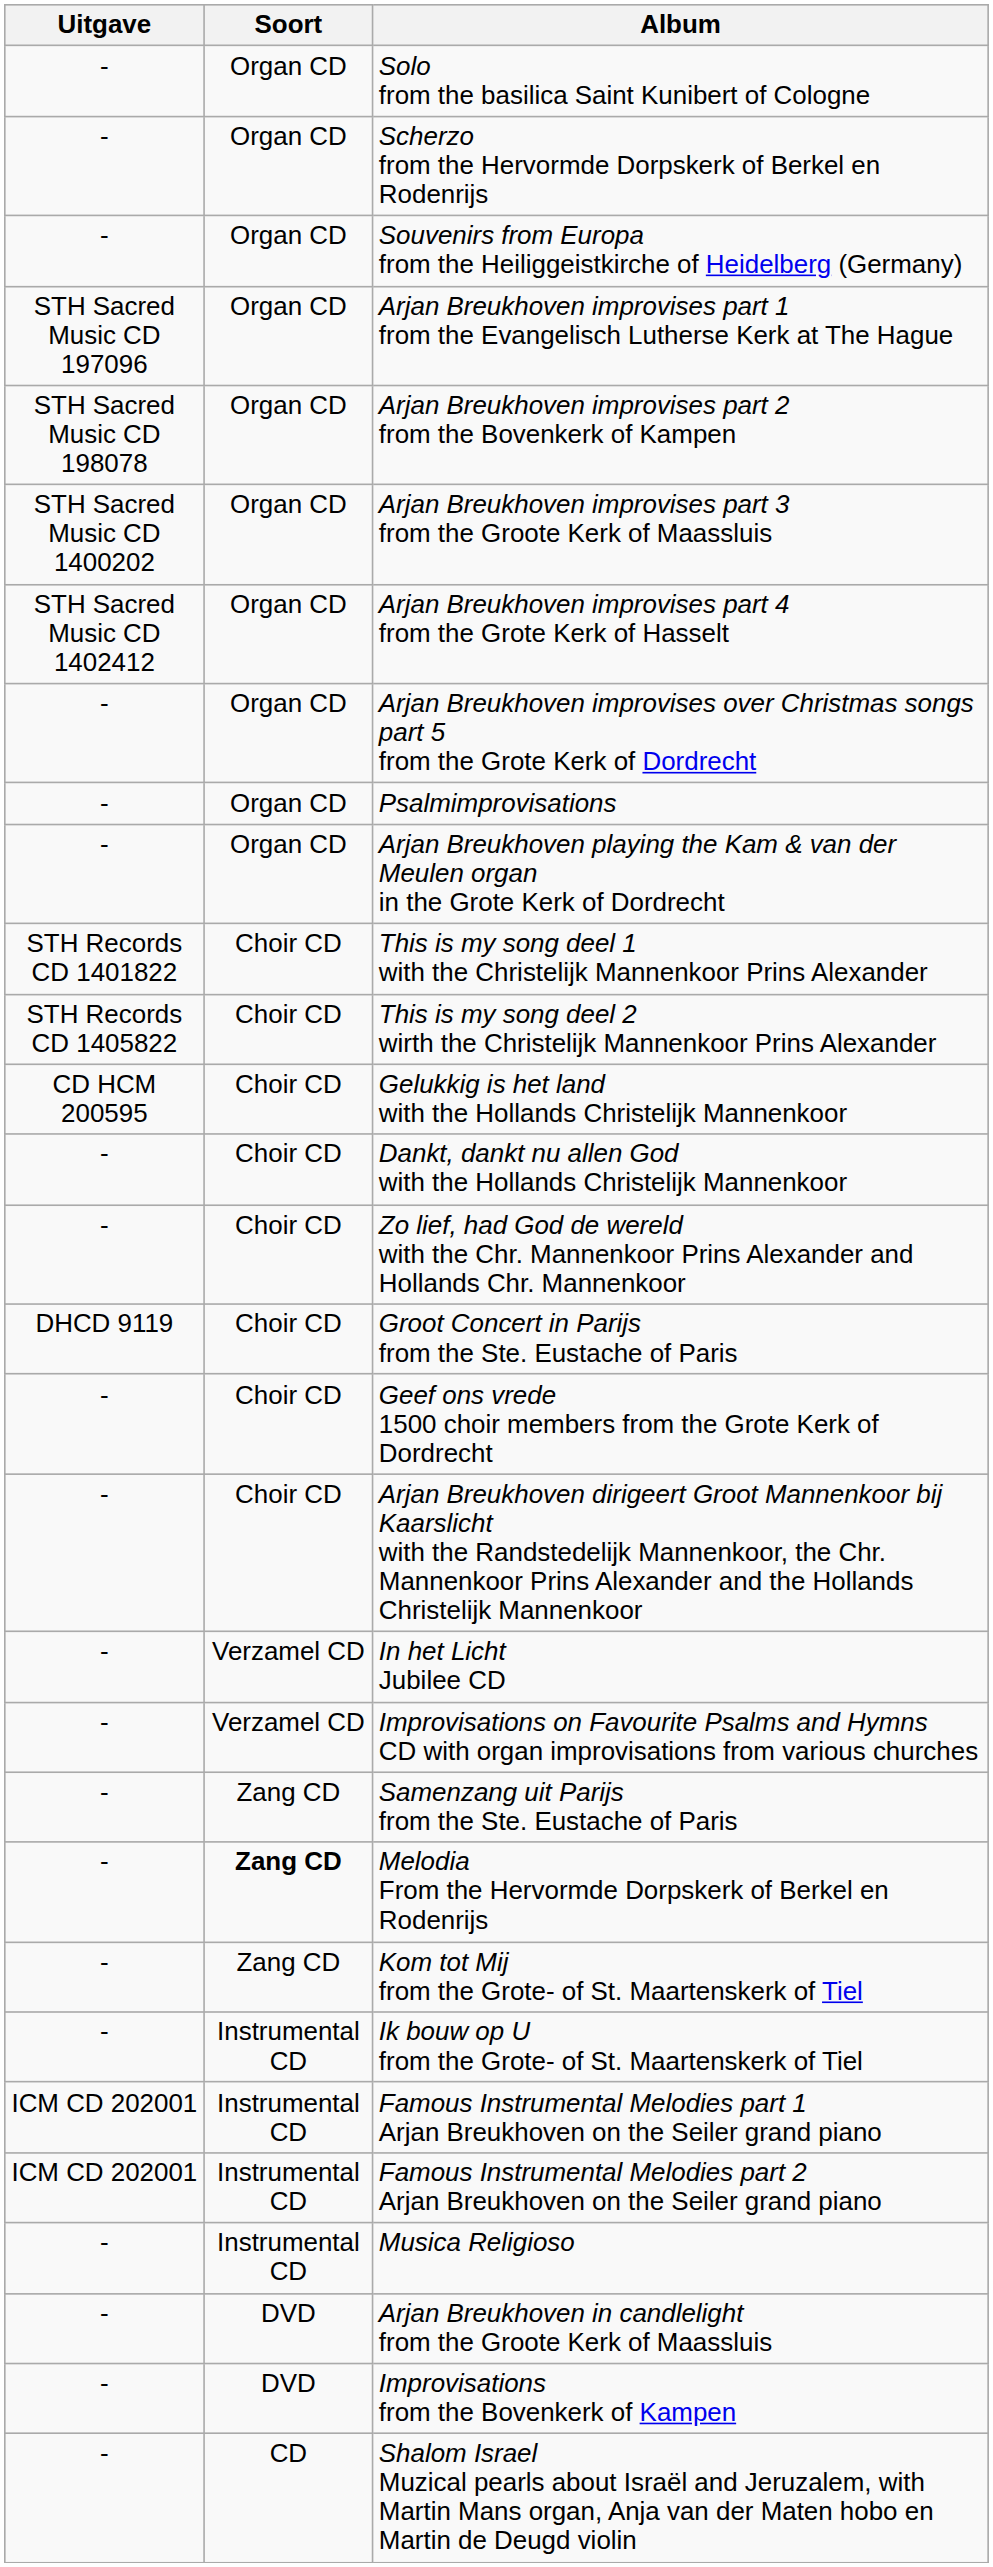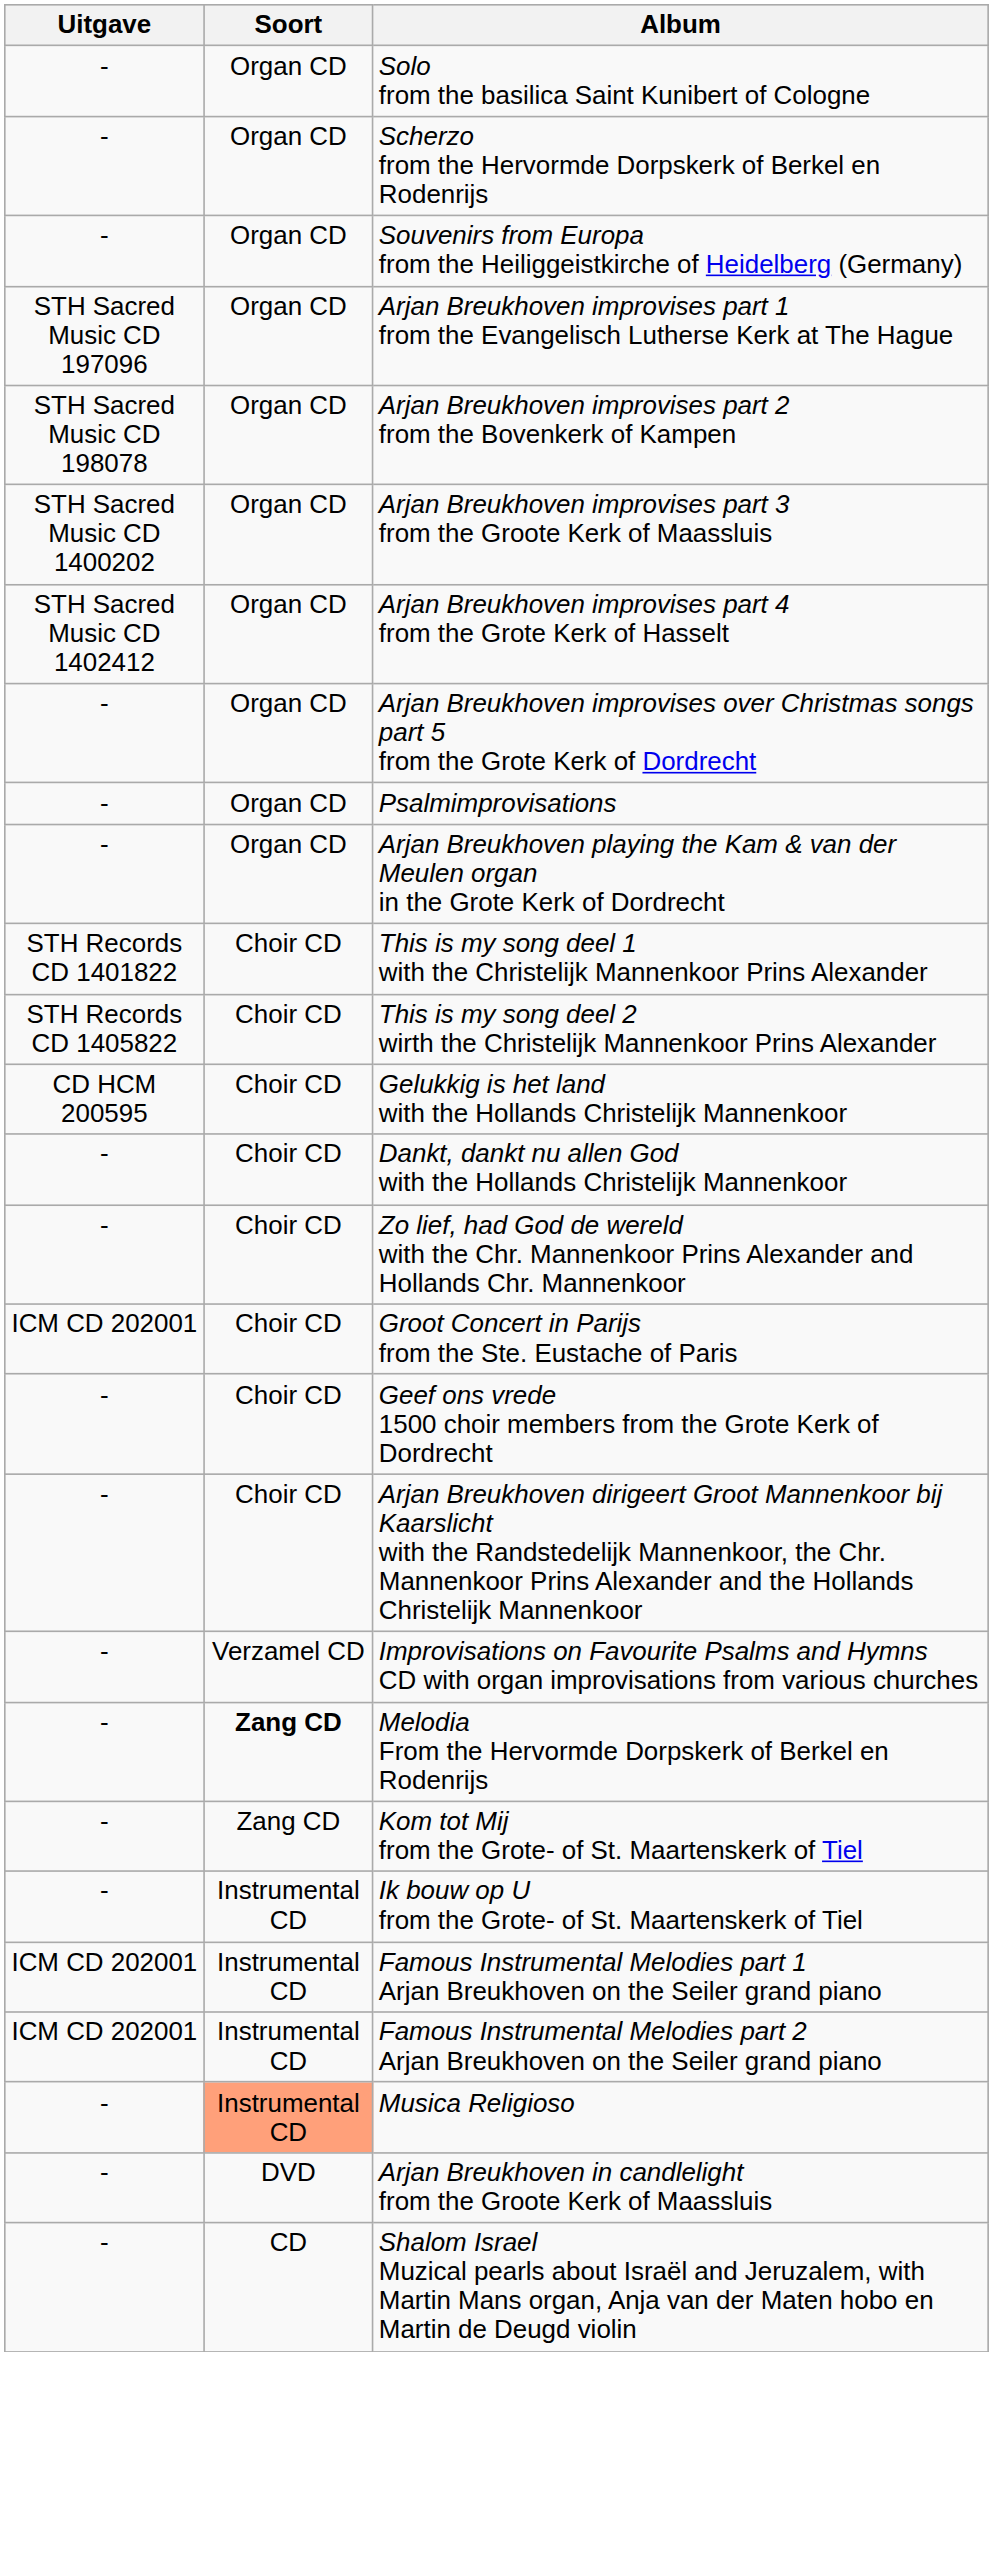(104, 1324) DHCD 9119 -> (104, 1324) ICM CD 202001
- row: (442, 1666)
- row: (558, 1806)
(288, 2257) no background -> (288, 2117) lightsalmon background
- row: (557, 2398)
